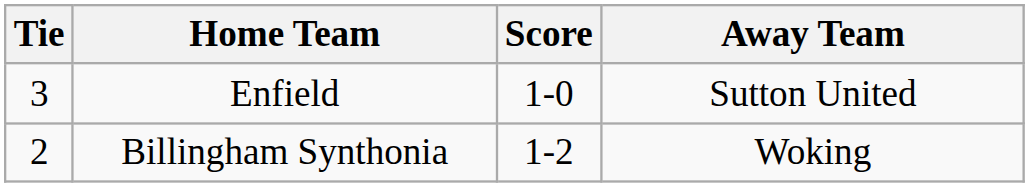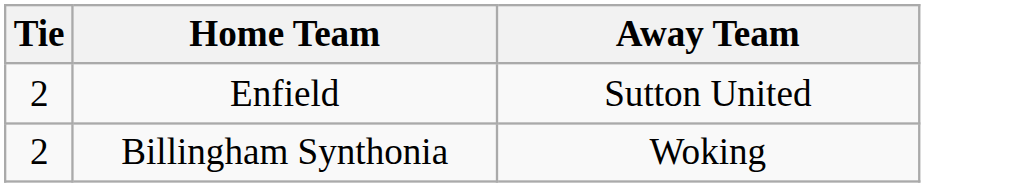- column: (549, 33)
(39, 92) 3 -> (39, 92) 2
